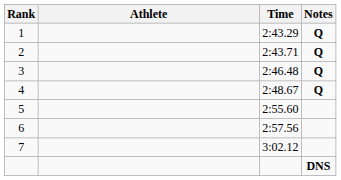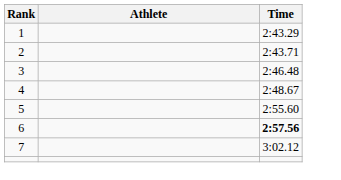- column: (318, 14)
(280, 128) normal -> (281, 128) bold
